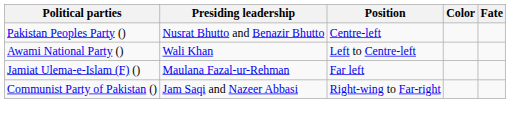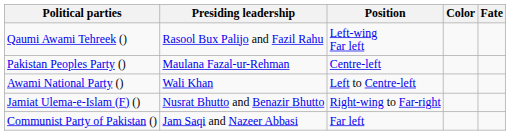+ row: (67, 39)
(243, 32) Nusrat Bhutto and Benazir Bhutto -> (226, 64) Maulana Fazal-ur-Rehman
(226, 70) Maulana Fazal-ur-Rehman -> (243, 102) Nusrat Bhutto and Benazir Bhutto
(347, 70) Far left -> (385, 102) Right-wing to Far-right
(385, 88) Right-wing to Far-right -> (347, 121) Far left
